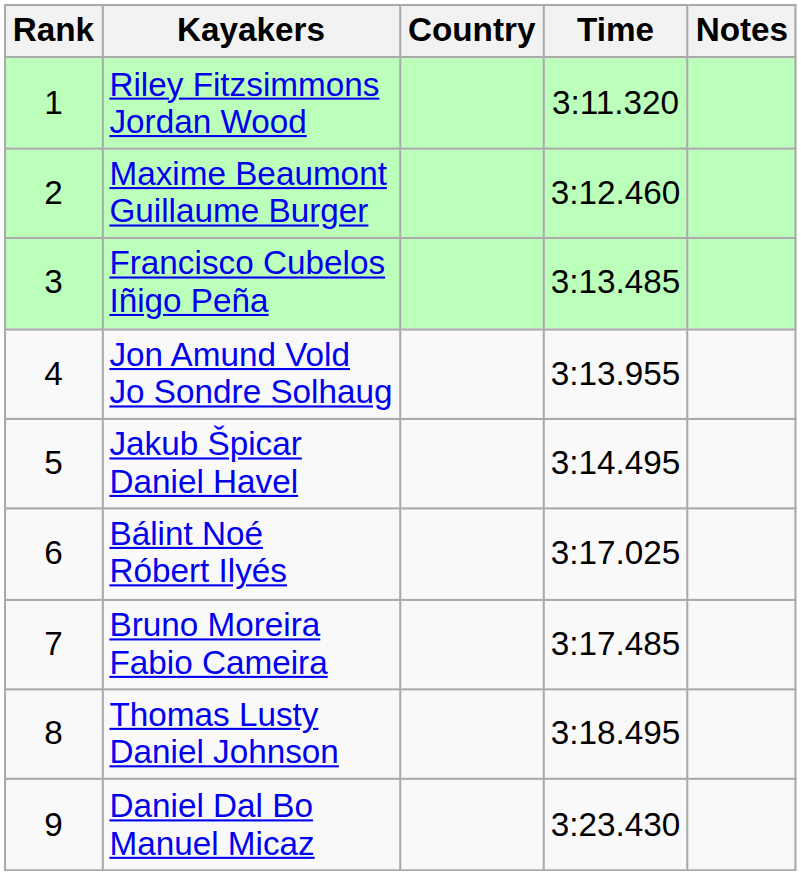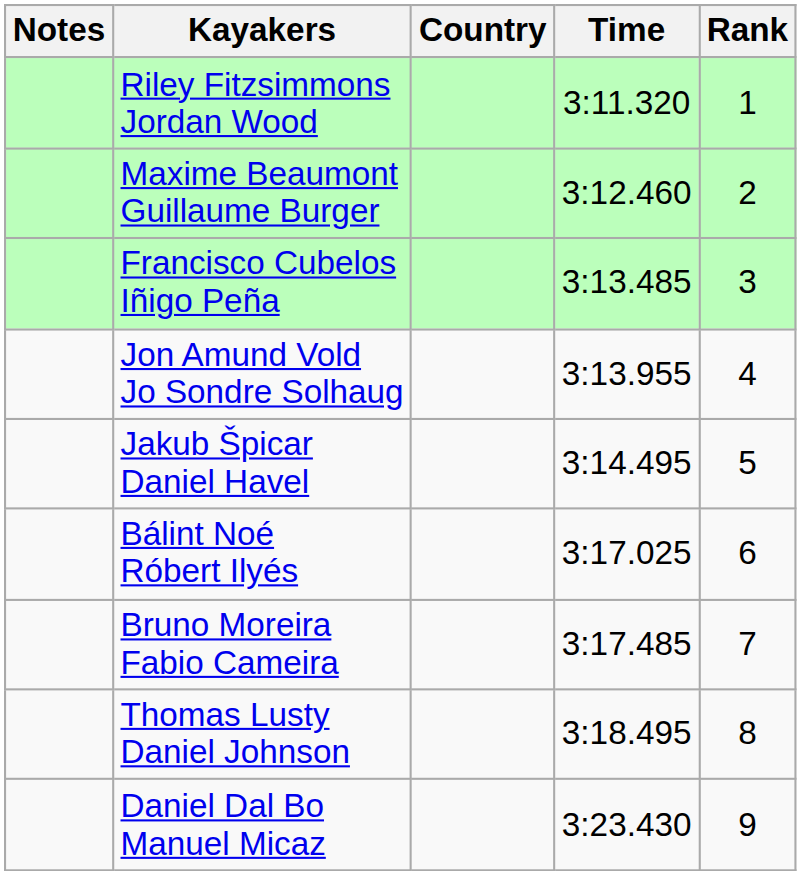columns swapped: (53, 30) <-> (742, 30)
